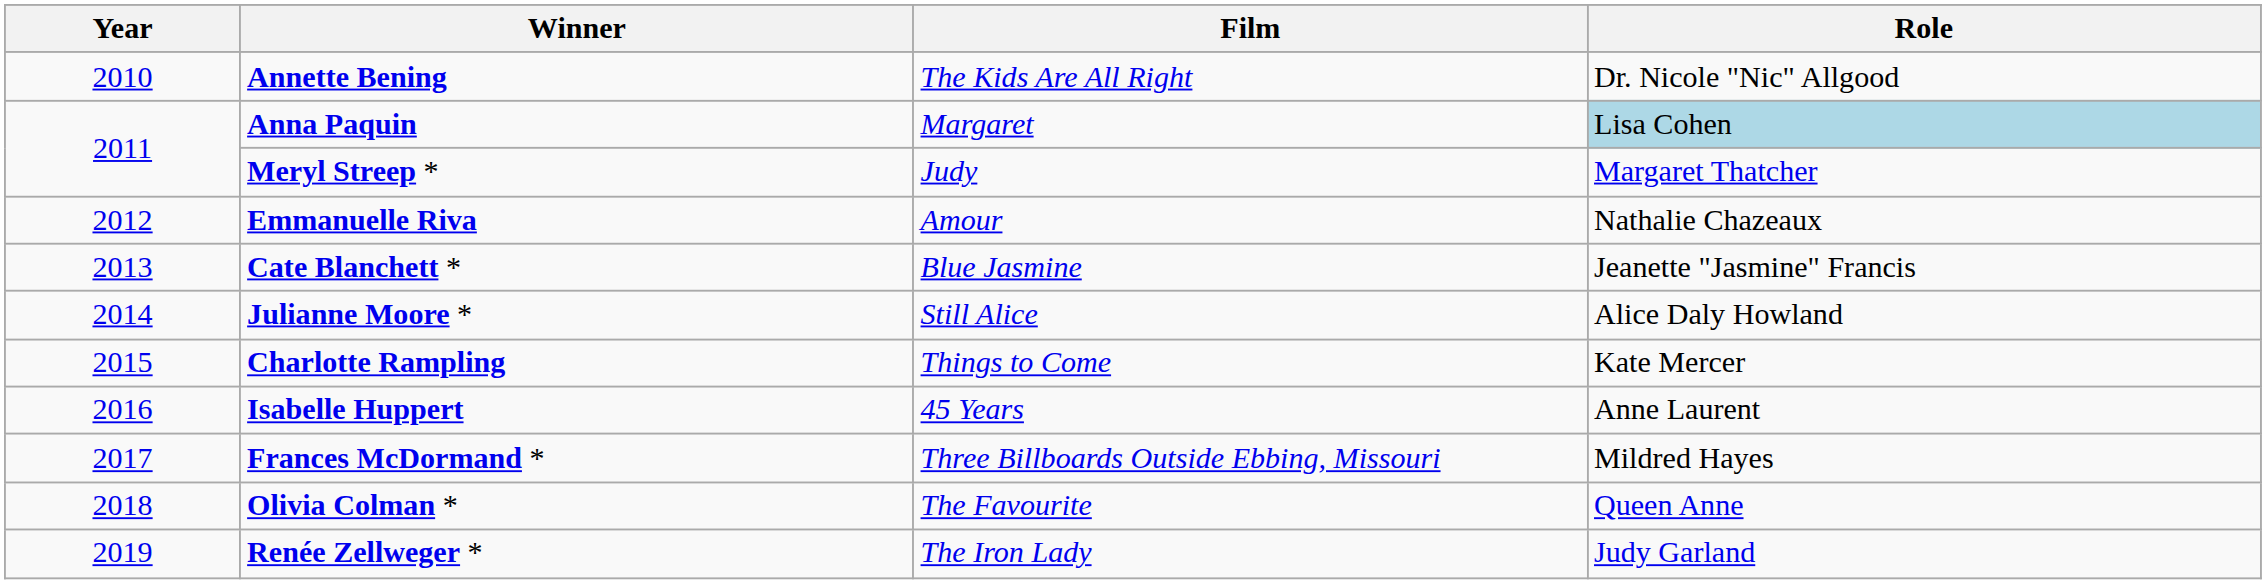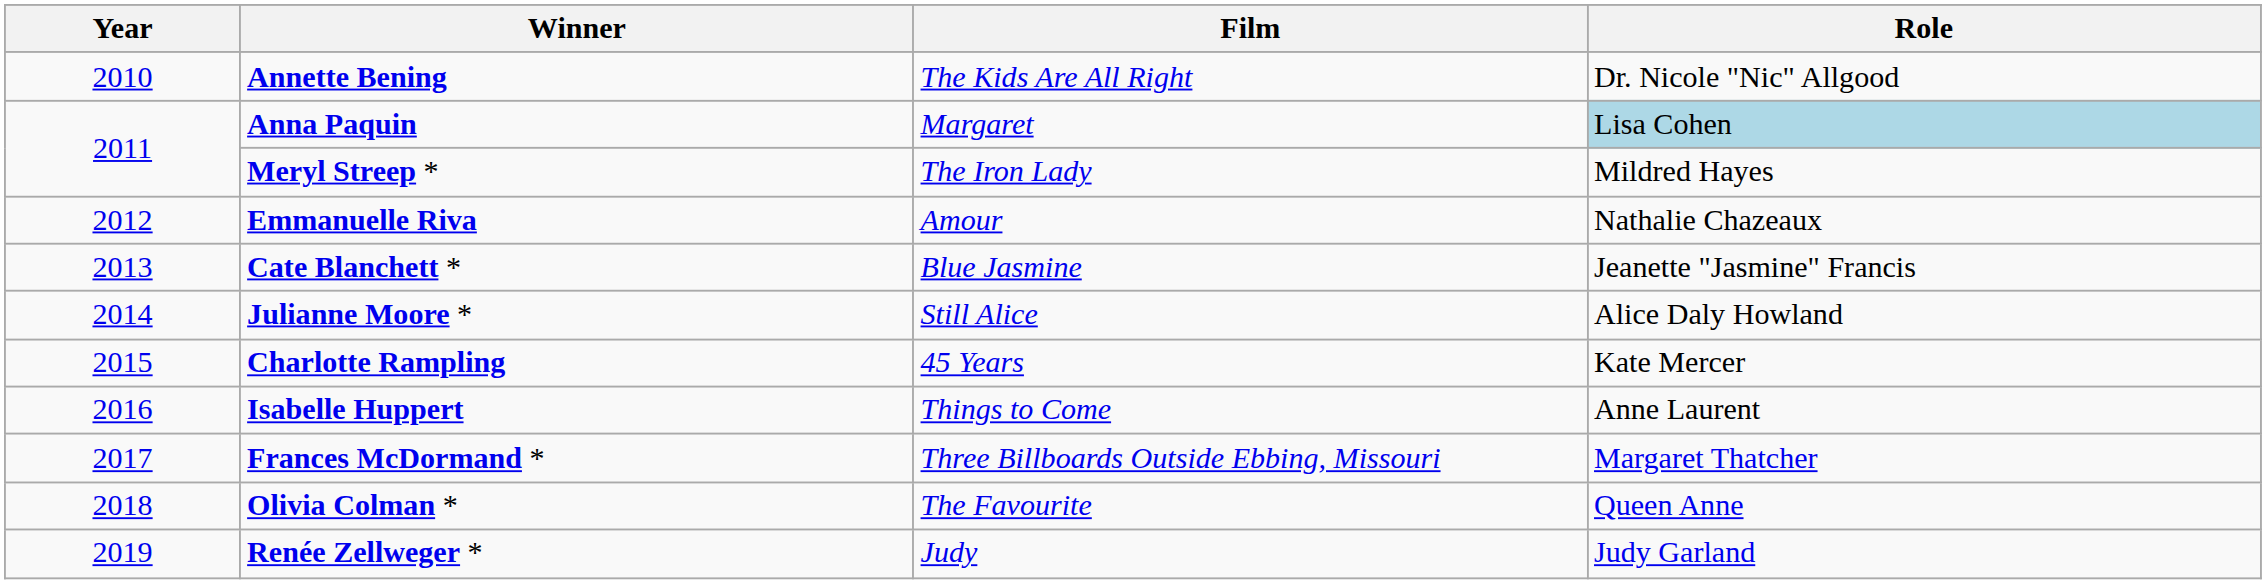(949, 171) Judy -> (1006, 171) The Iron Lady
(1706, 171) Margaret Thatcher -> (1684, 171) Mildred Hayes
(1016, 362) Things to Come -> (972, 362) 45 Years
(972, 409) 45 Years -> (1016, 409) Things to Come
(1684, 457) Mildred Hayes -> (1706, 457) Margaret Thatcher
(1006, 553) The Iron Lady -> (949, 553) Judy
